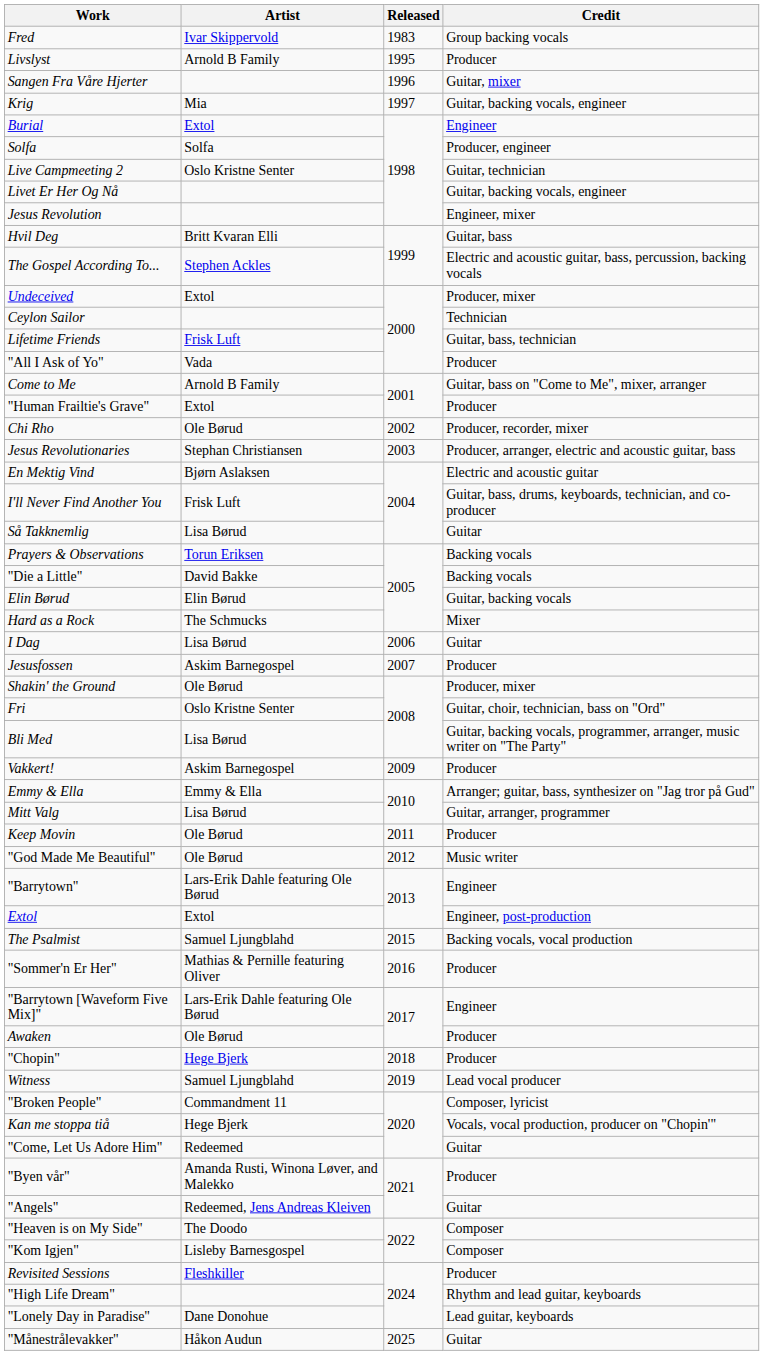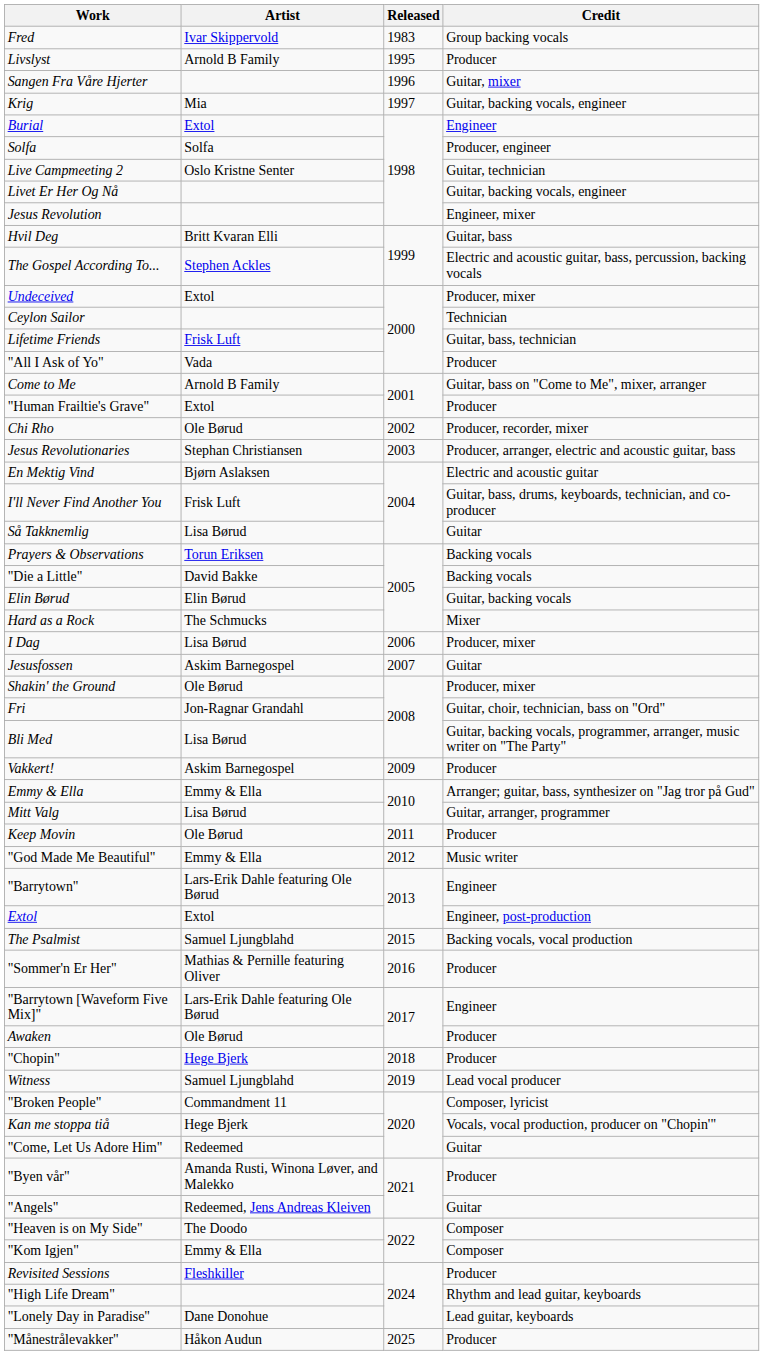(464, 642) Guitar -> (491, 642) Producer, mixer
(471, 664) Producer -> (464, 664) Guitar
(239, 709) Oslo Kristne Senter -> (244, 709) Jon-Ragnar Grandahl
(213, 857) Ole Børud -> (223, 857) Emmy & Ella
(244, 1251) Lisleby Barnesgospel -> (223, 1251) Emmy & Ella
(464, 1339) Guitar -> (471, 1339) Producer
